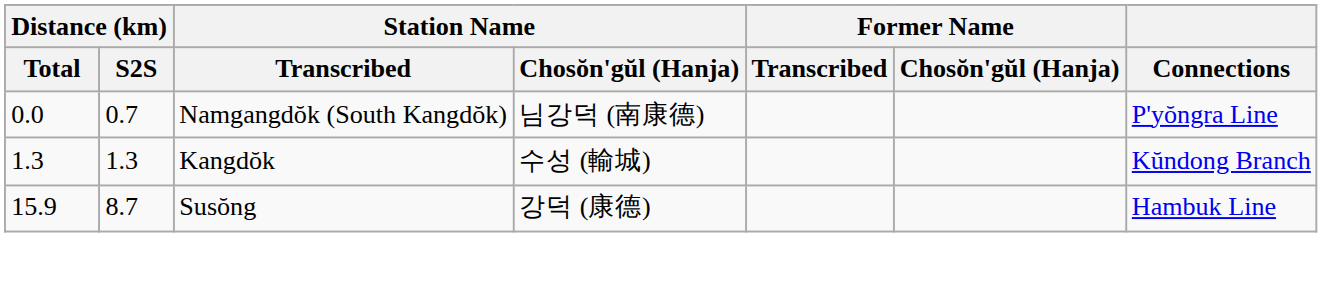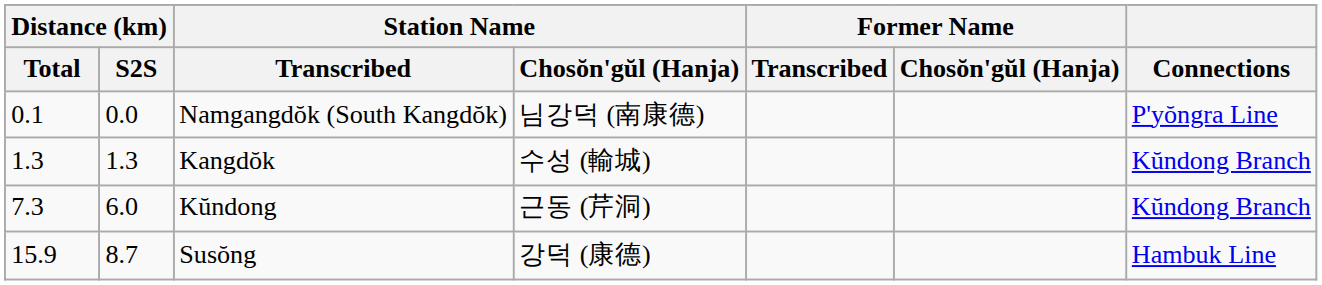(27, 113) 0.0 -> (27, 113) 0.1
(122, 113) 0.7 -> (122, 113) 0.0
+ row: (228, 207)
